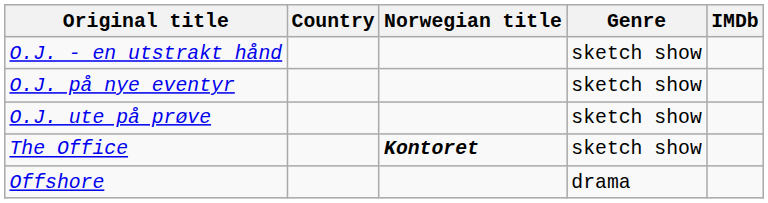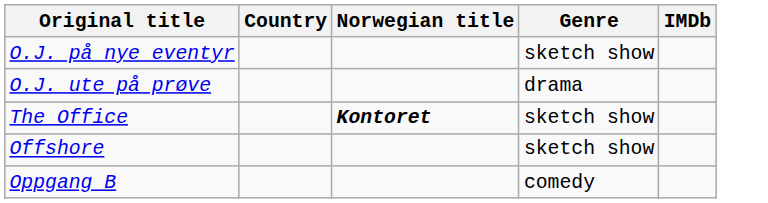- row: (146, 53)
(637, 117) sketch show -> (554, 85) drama
(601, 182) drama -> (589, 150) sketch show
+ row: (63, 182)
